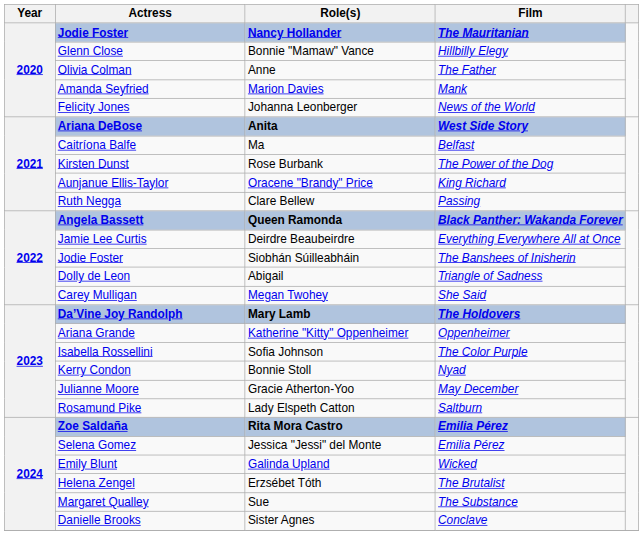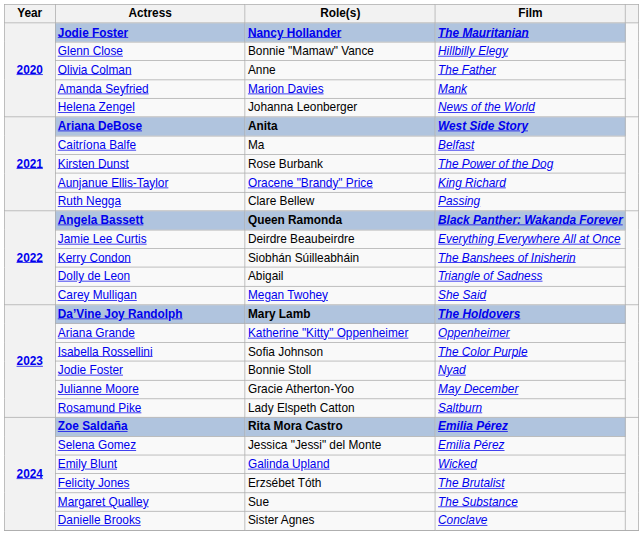(94, 107) Felicity Jones -> (96, 107) Helena Zengel
(90, 257) Jodie Foster -> (94, 257) Kerry Condon
(94, 370) Kerry Condon -> (90, 370) Jodie Foster
(96, 483) Helena Zengel -> (94, 483) Felicity Jones
